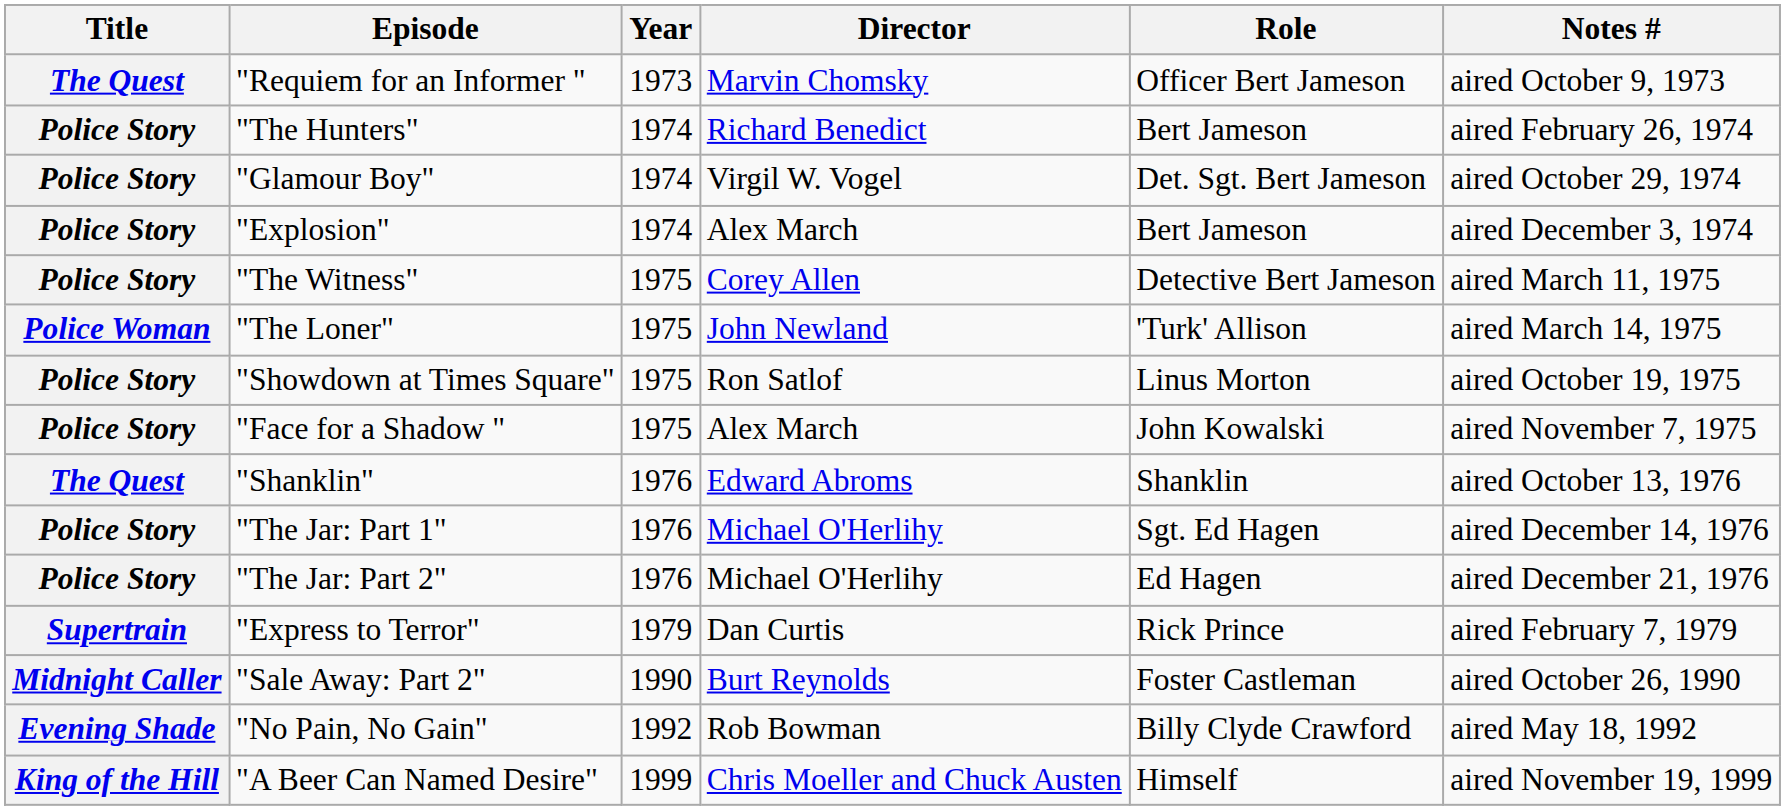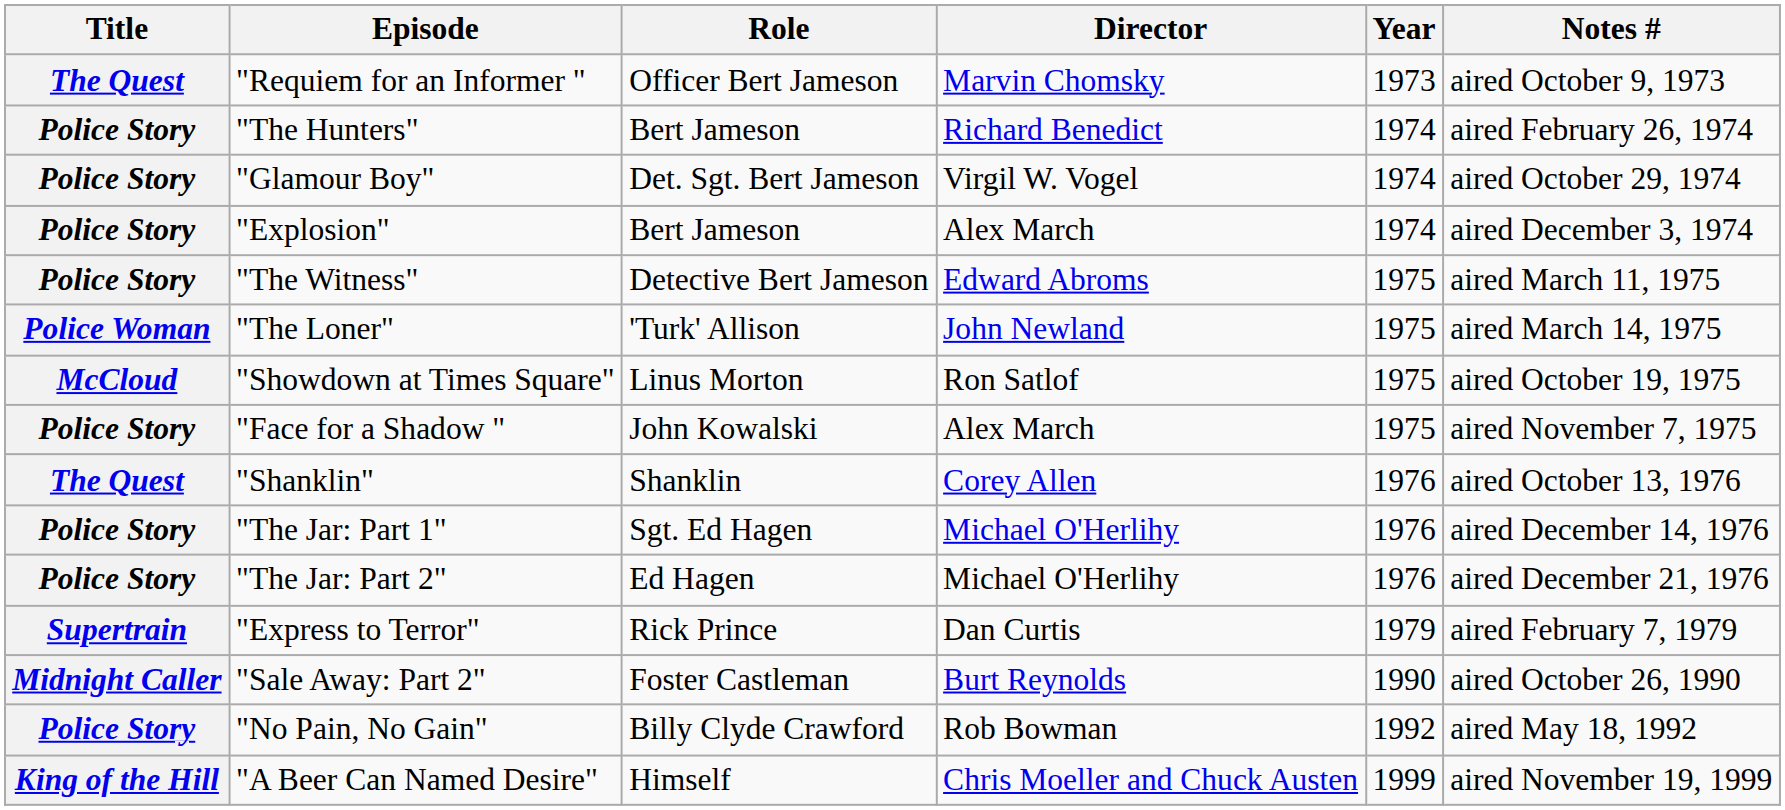columns swapped: (1286, 29) <-> (661, 29)
(783, 279) Corey Allen -> (1046, 279) Edward Abroms
(117, 379) Police Story -> (117, 379) McCloud
(810, 479) Edward Abroms -> (1020, 479) Corey Allen
(117, 729) Evening Shade -> (117, 729) Police Story
